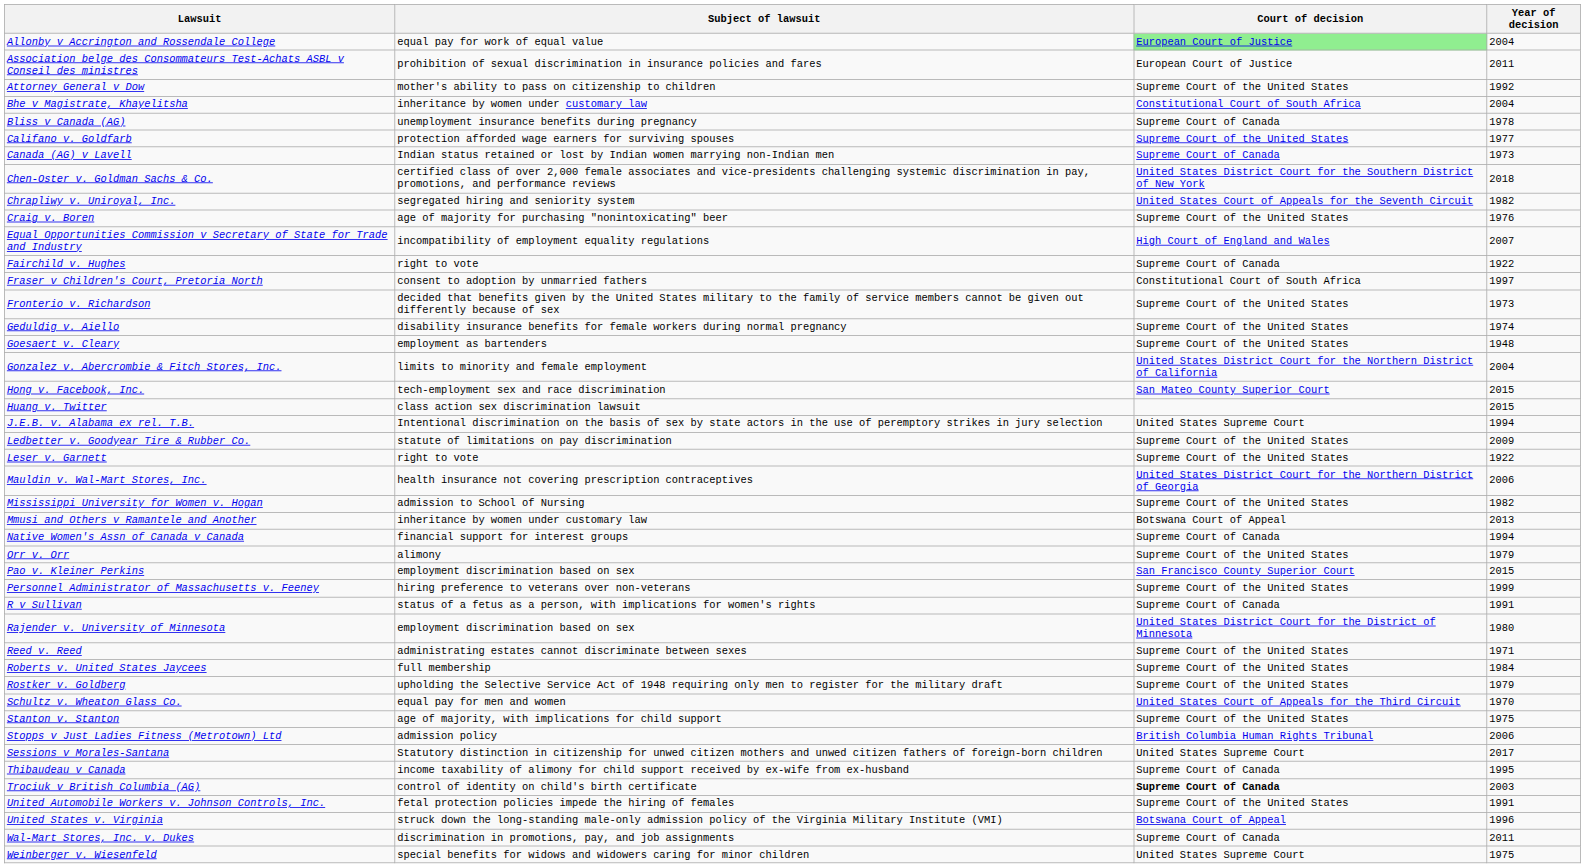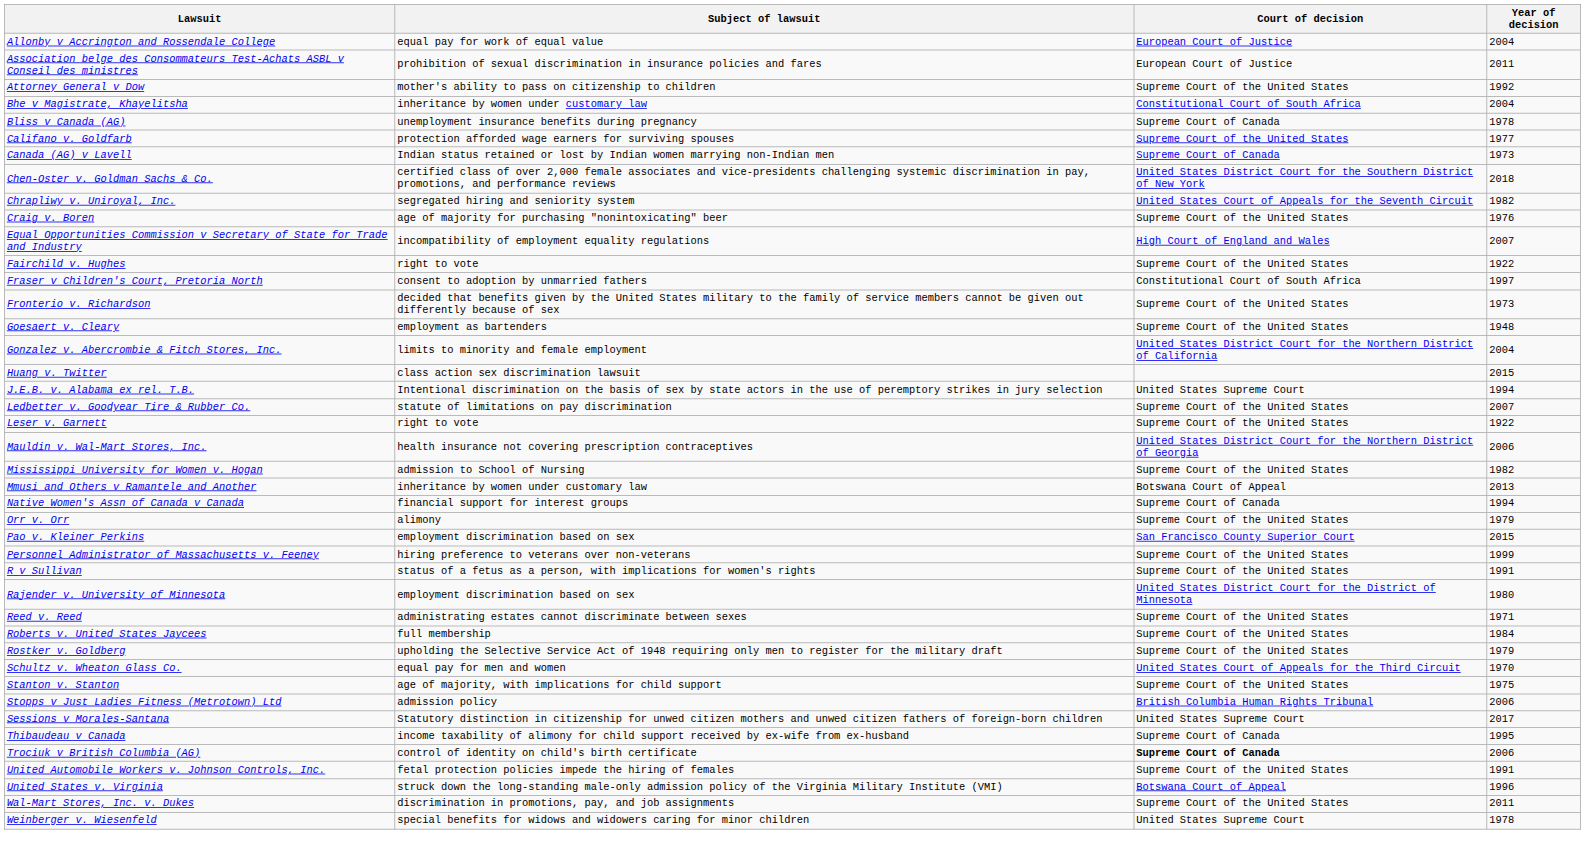(1214, 42) lightgreen background -> (1214, 42) no background
(1208, 264) Supreme Court of Canada -> (1242, 264) Supreme Court of the United States
- row: (63, 327)
- row: (76, 390)
(1502, 441) 2009 -> (1502, 407) 2007
(1208, 605) Supreme Court of Canada -> (1242, 571) Supreme Court of the United States
(1502, 787) 2003 -> (1502, 753) 2006
(1208, 838) Supreme Court of Canada -> (1242, 804) Supreme Court of the United States
(1502, 855) 1975 -> (1502, 821) 1978
